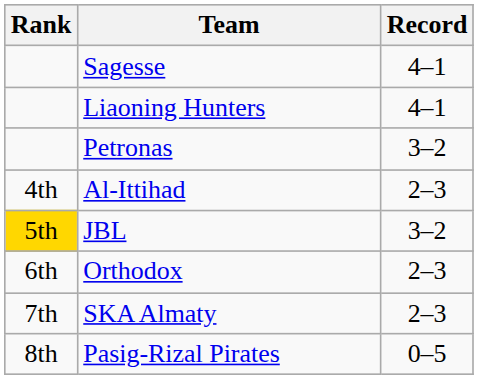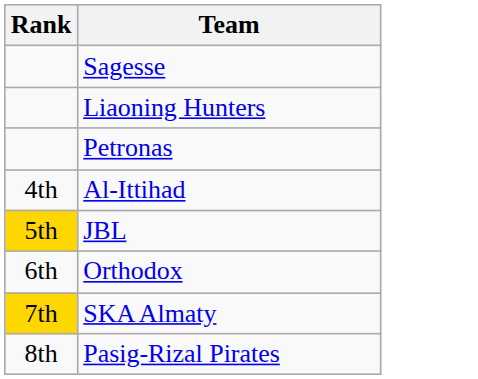- column: (427, 25)
(41, 312) no background -> (41, 312) gold background
